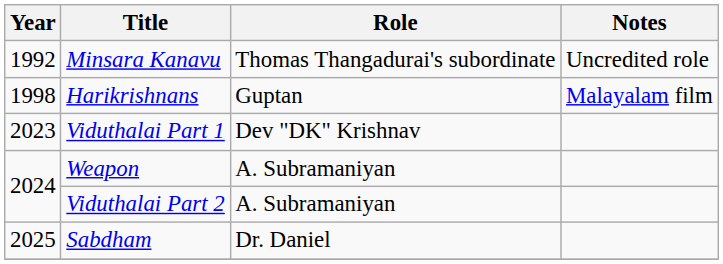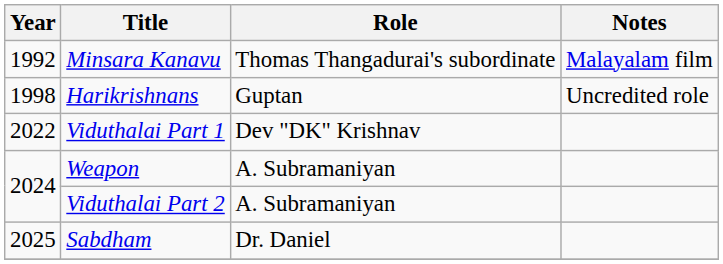(637, 58) Uncredited role -> (639, 58) Malayalam film
(639, 95) Malayalam film -> (637, 95) Uncredited role
(33, 131) 2023 -> (33, 131) 2022
